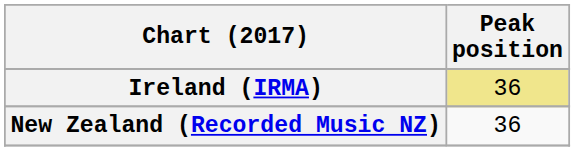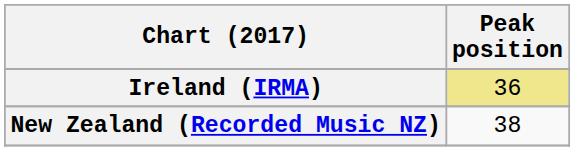(507, 126) 36 -> (507, 126) 38
